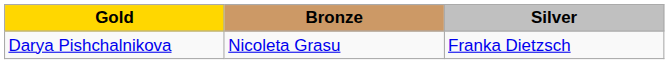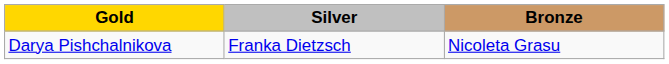columns swapped: (554, 17) <-> (334, 17)
